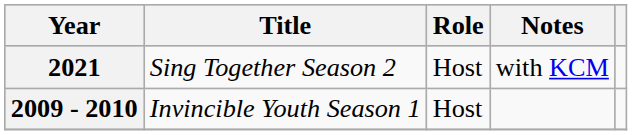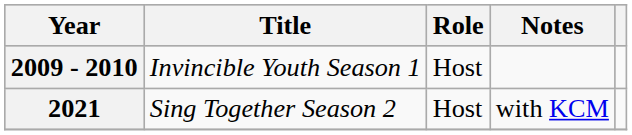rows swapped: (74, 108) <-> (74, 66)
